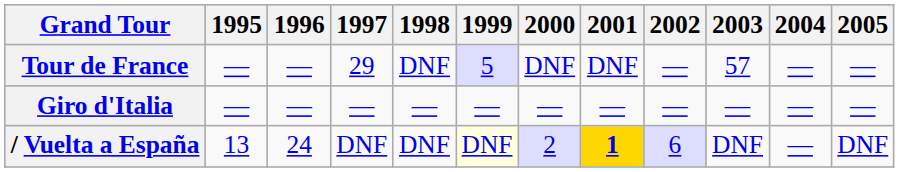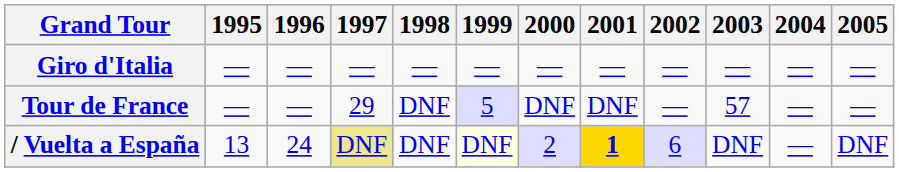rows swapped: (105, 105) <-> (105, 65)
(362, 145) no background -> (362, 145) khaki background
